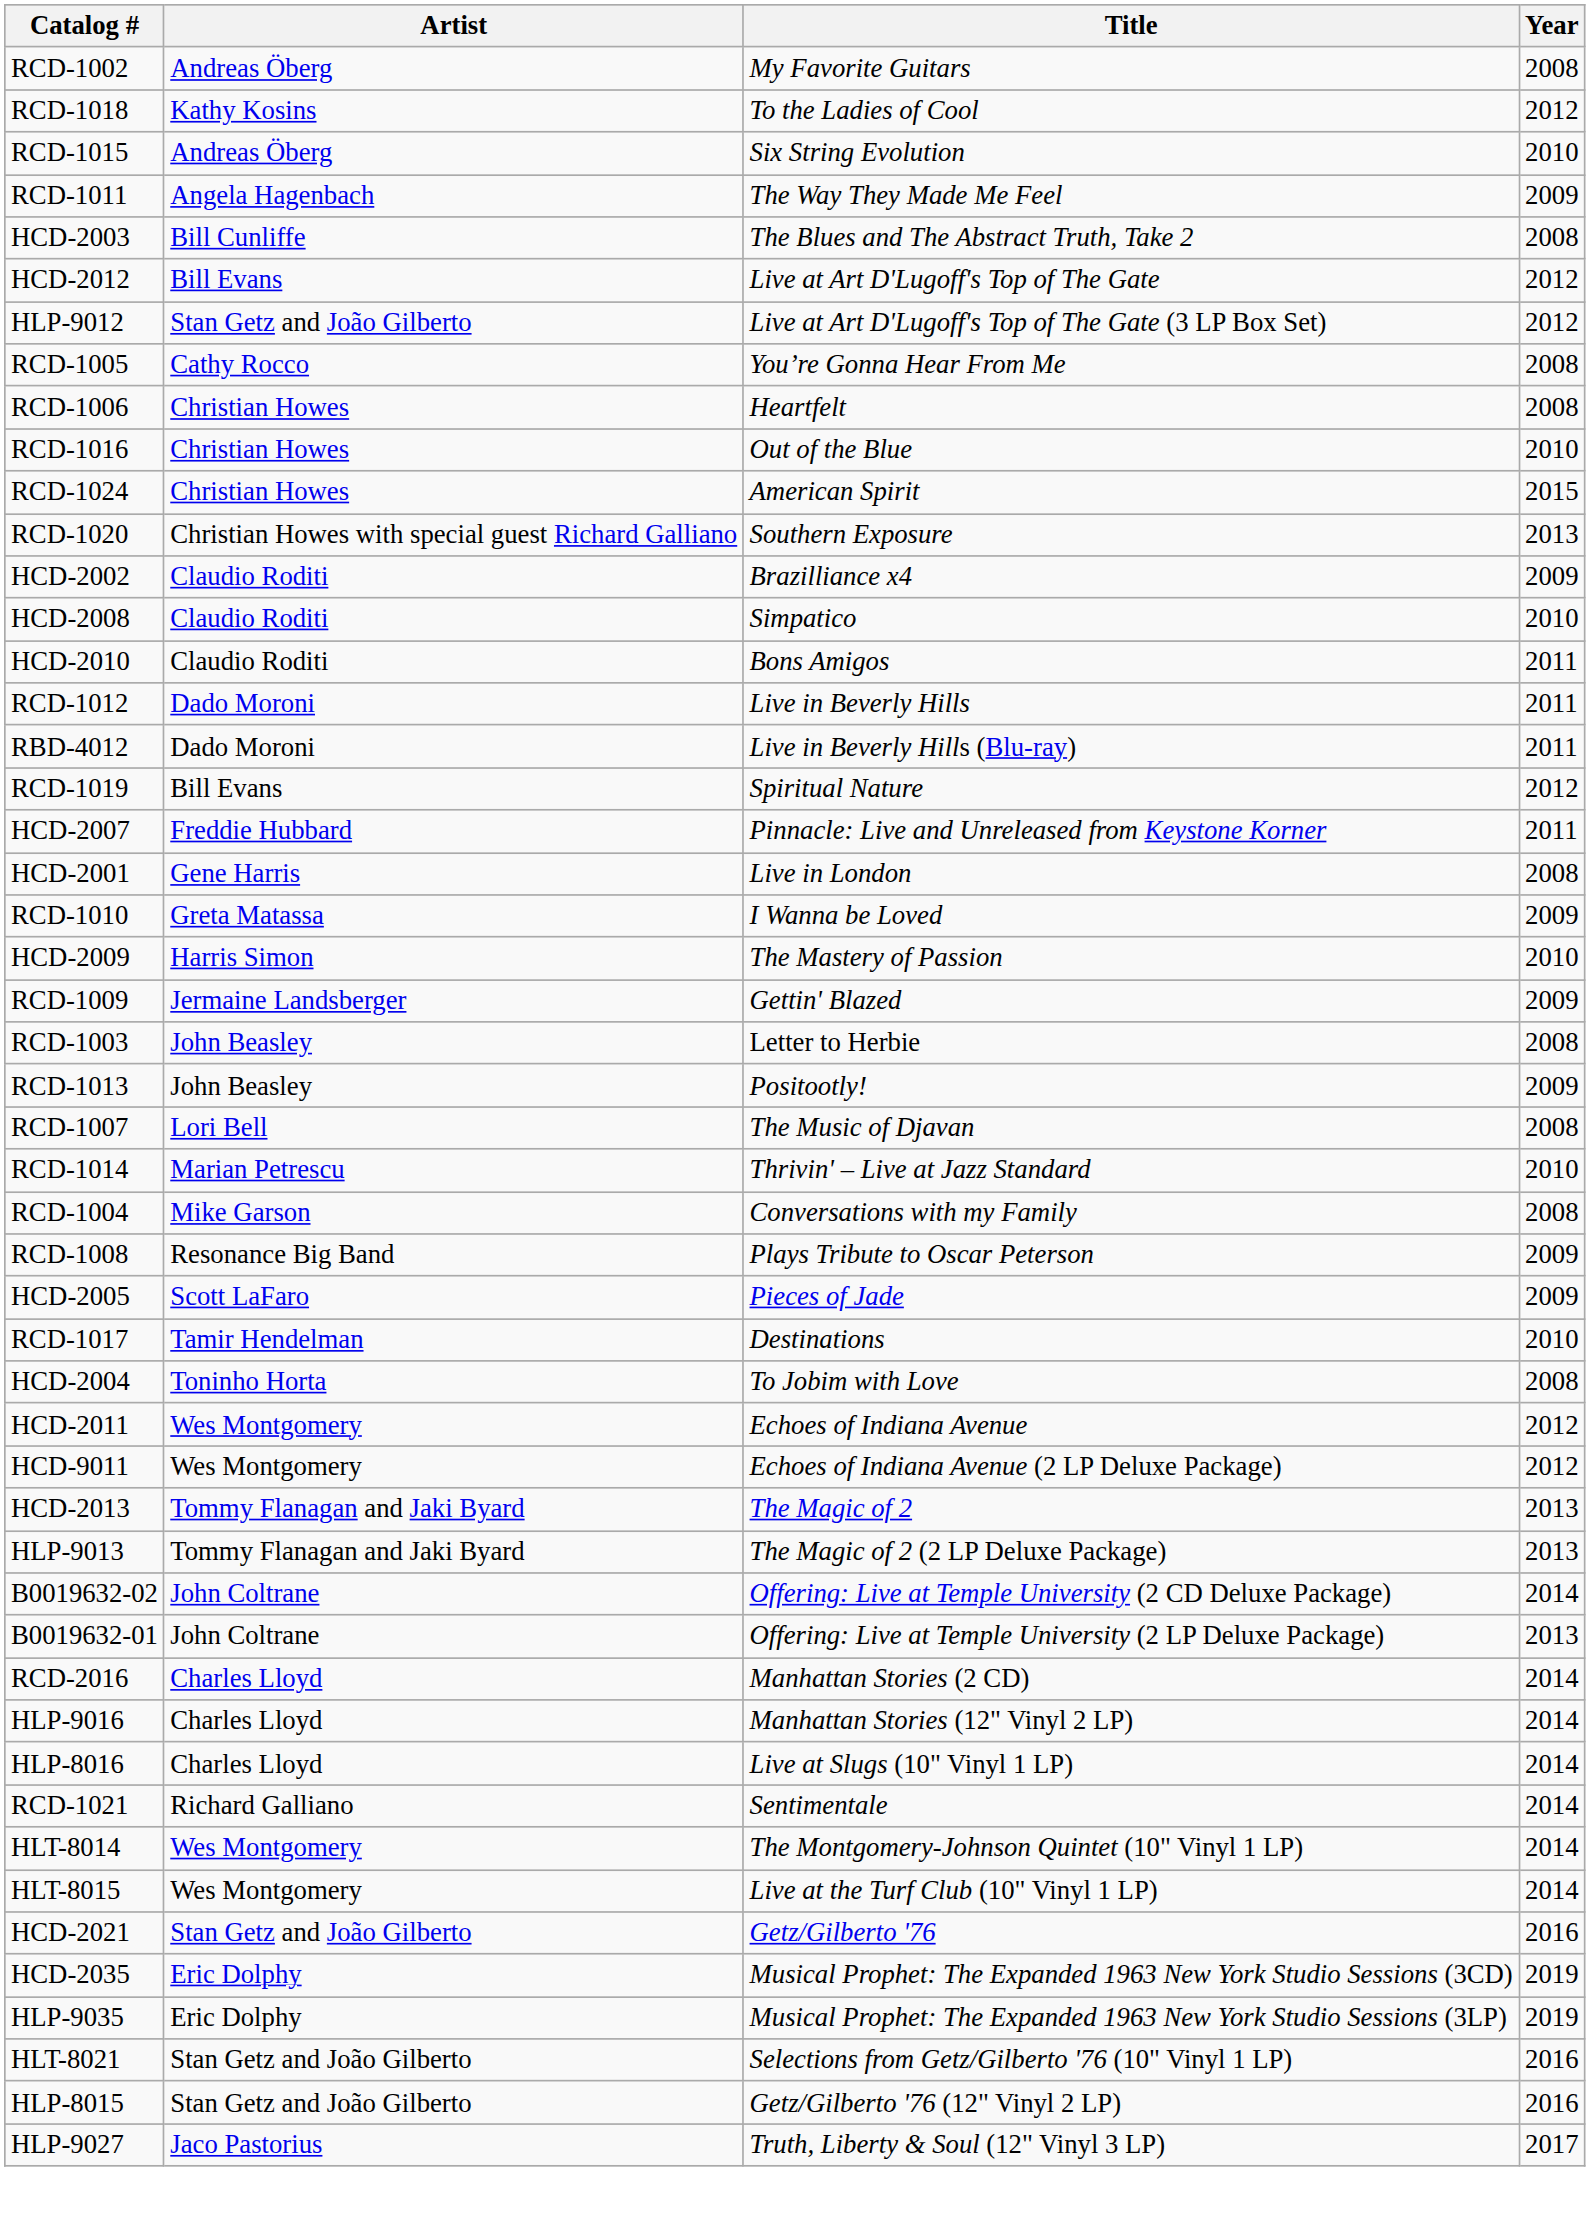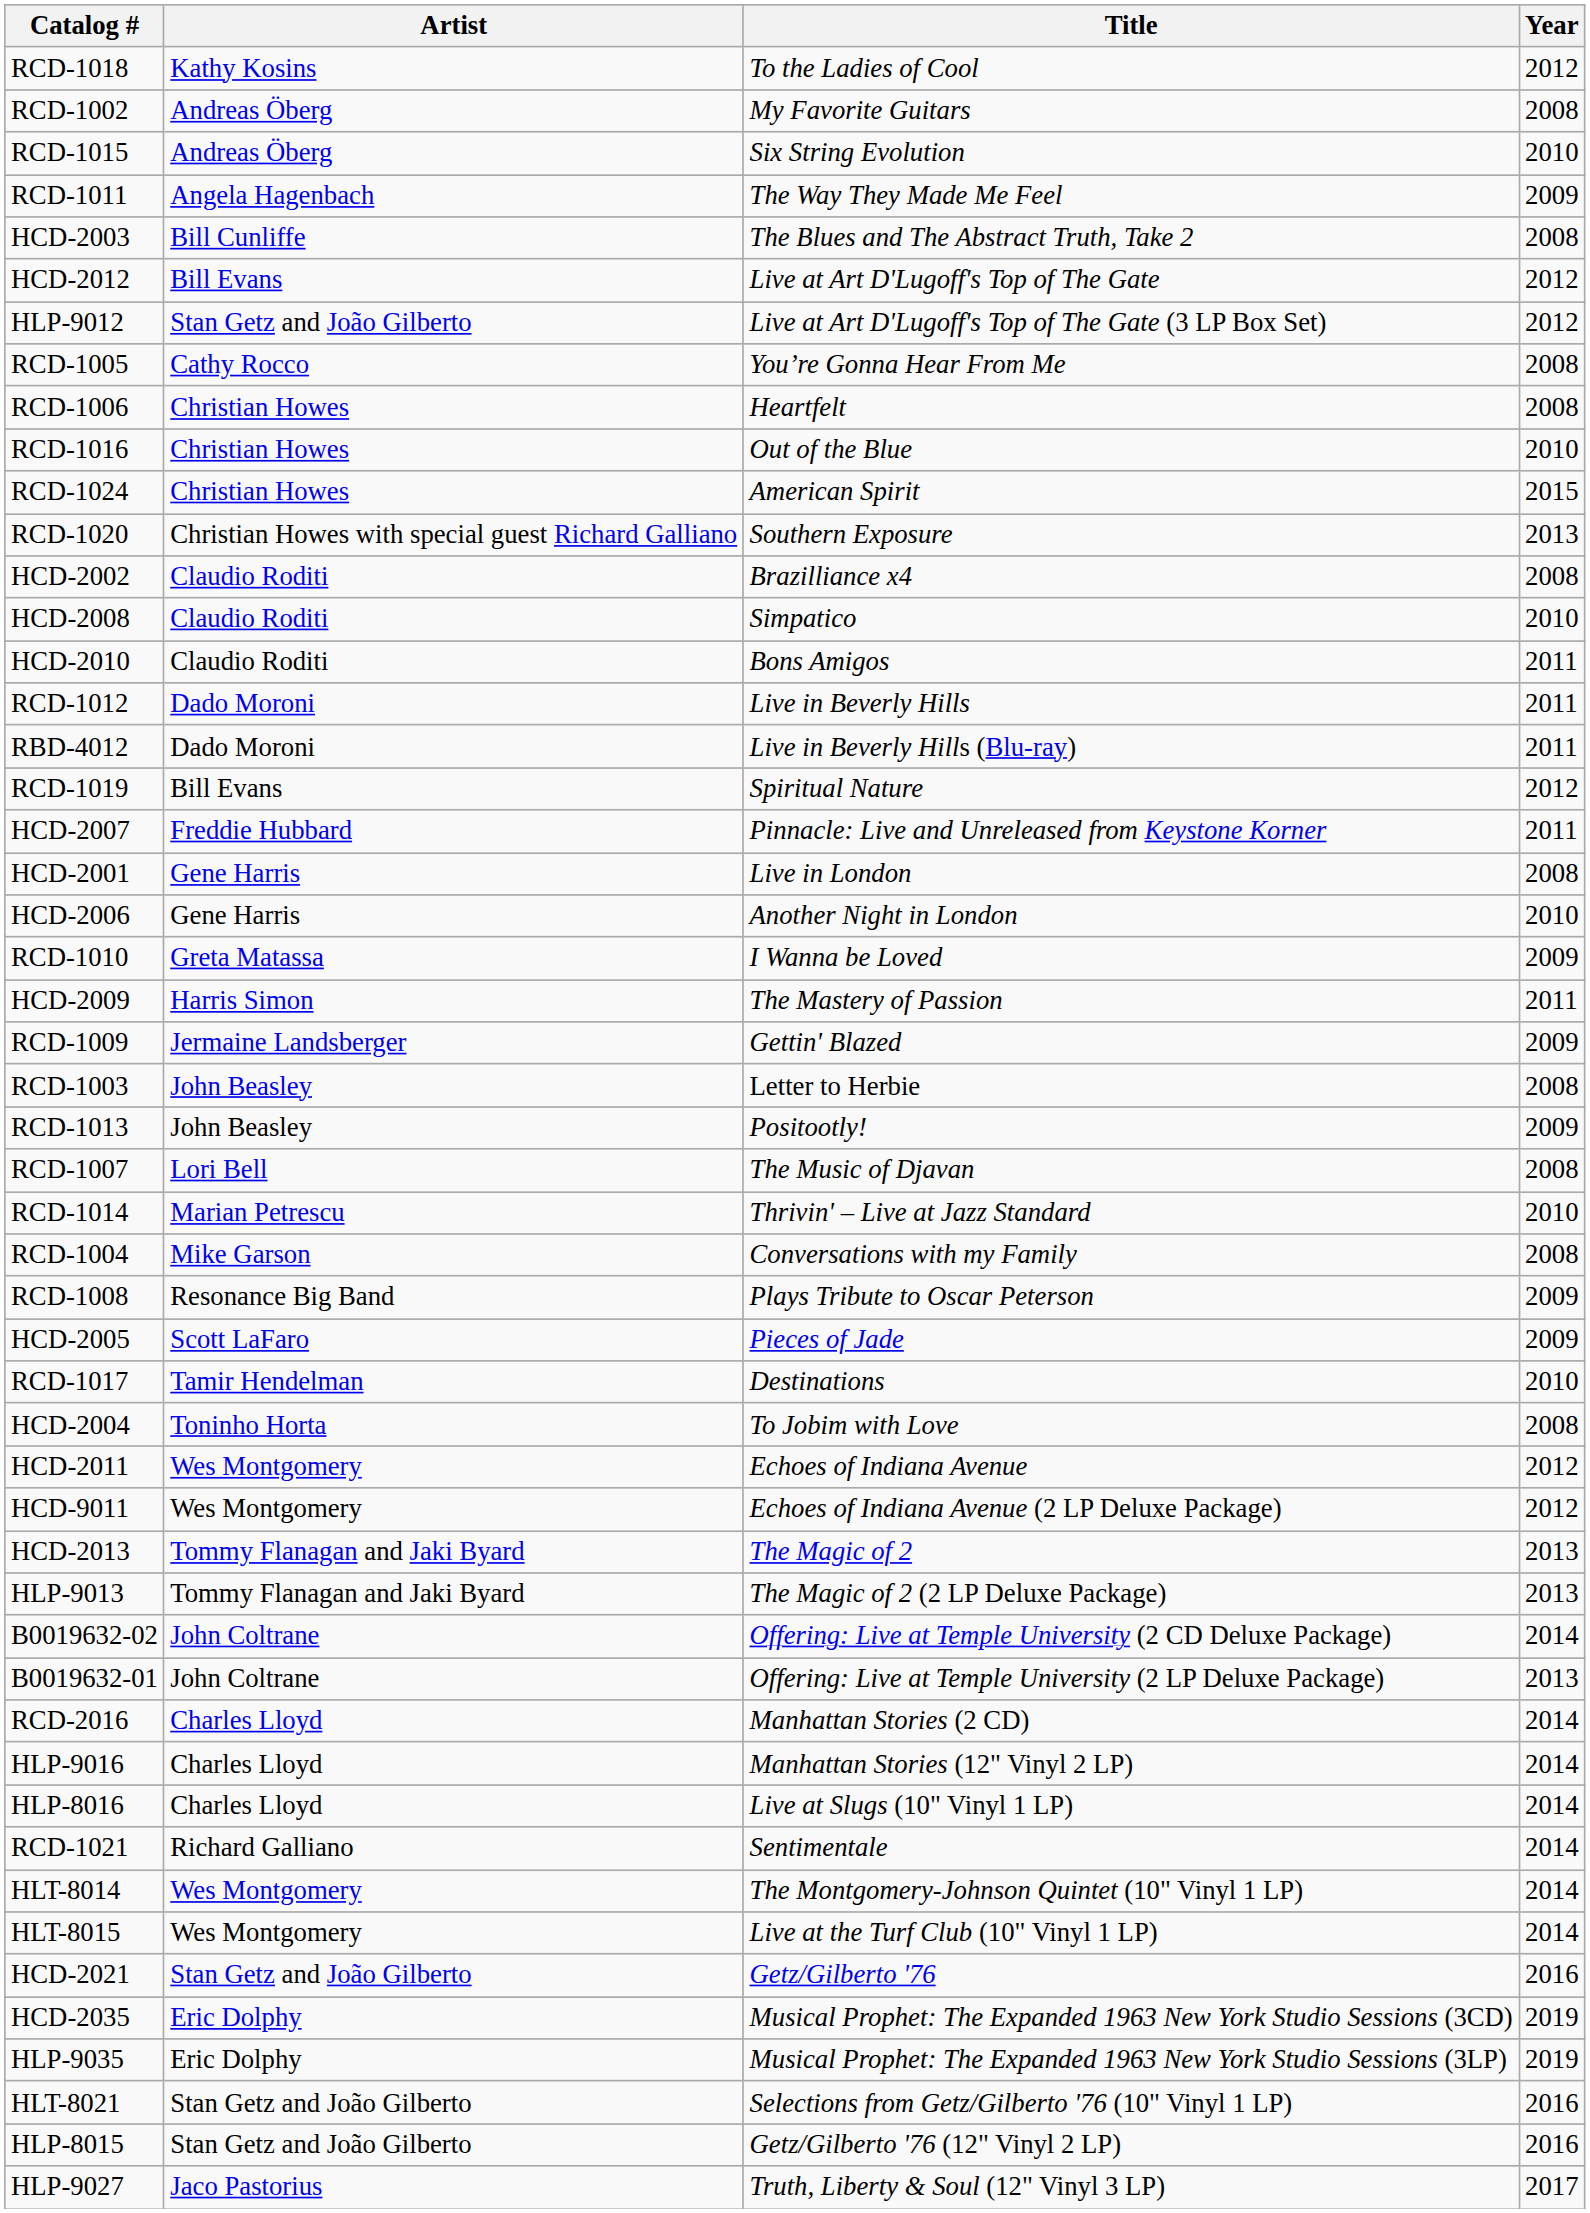rows swapped: (70, 68) <-> (70, 110)
(1552, 576) 2009 -> (1552, 576) 2008
+ row: (70, 915)
(1552, 957) 2010 -> (1551, 1000) 2011
